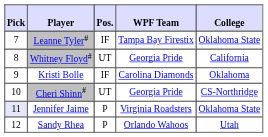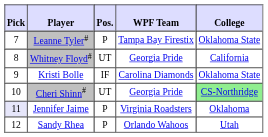(105, 40) IF -> (105, 40) P
(229, 75) Oklahoma -> (229, 75) Oklahoma State
(229, 92) no background -> (229, 92) lightgreen background
(229, 109) Oklahoma State -> (229, 109) Oklahoma
